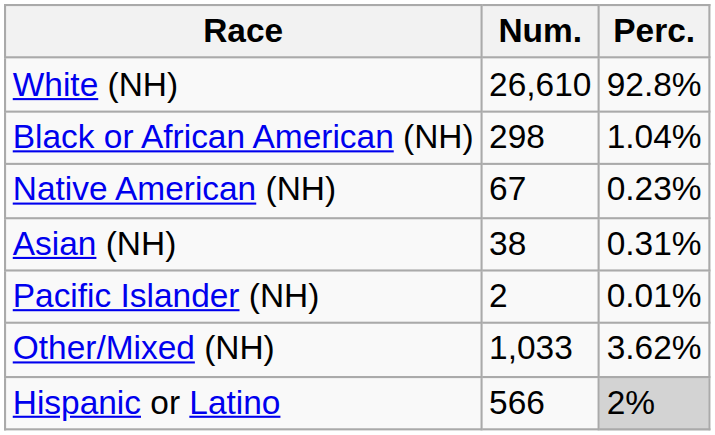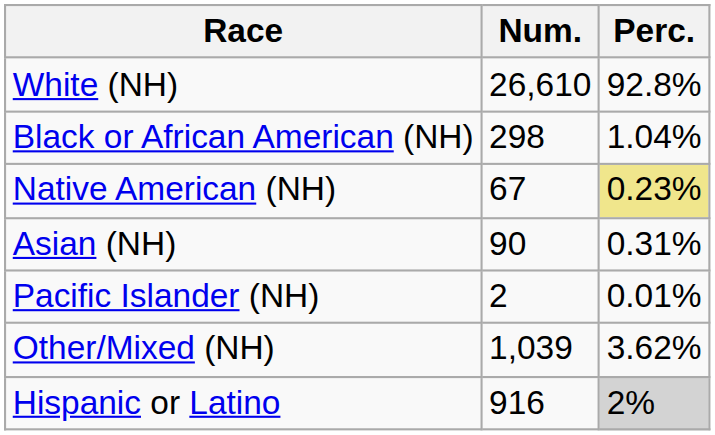(654, 190) no background -> (654, 190) khaki background
(508, 243) 38 -> (508, 243) 90
(531, 349) 1,033 -> (531, 349) 1,039
(517, 402) 566 -> (517, 402) 916
